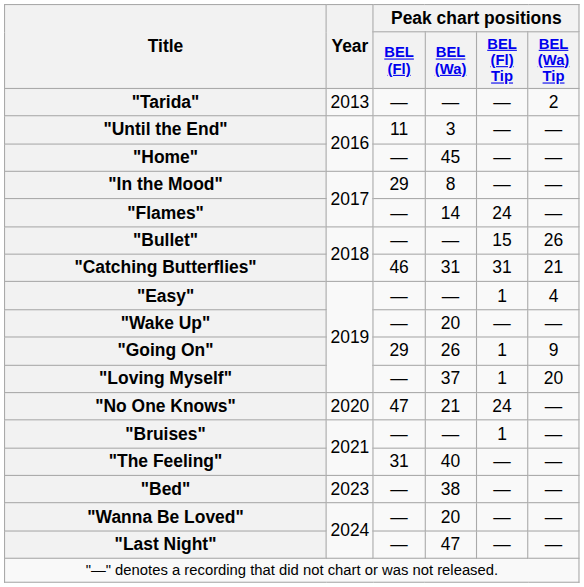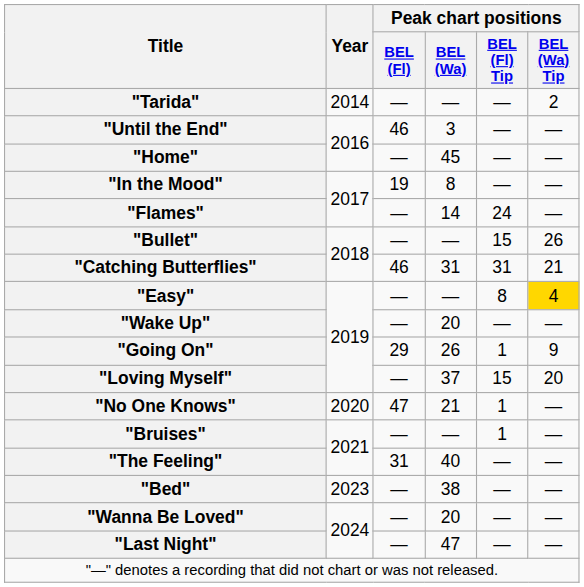(350, 102) 2013 -> (350, 102) 2014
(399, 129) 11 -> (399, 129) 46
(399, 185) 29 -> (399, 185) 19
(502, 295) 1 -> (502, 295) 8
(554, 295) no background -> (554, 295) gold background
(502, 378) 1 -> (502, 378) 15
(502, 406) 24 -> (502, 406) 1
